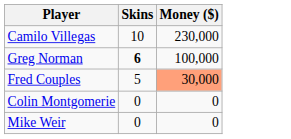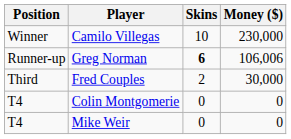+ column: (36, 15)
(197, 58) 100,000 -> (261, 58) 106,006
(137, 79) 5 -> (202, 79) 2
(200, 79) lightsalmon background -> (264, 79) no background
